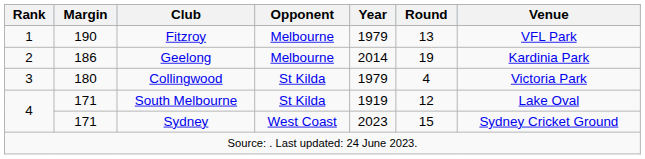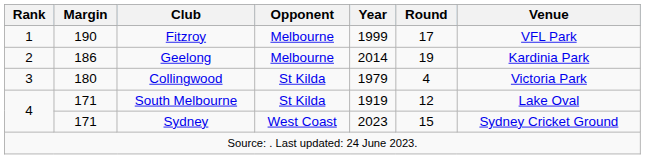(373, 36) 1979 -> (373, 36) 1999
(426, 36) 13 -> (426, 36) 17
